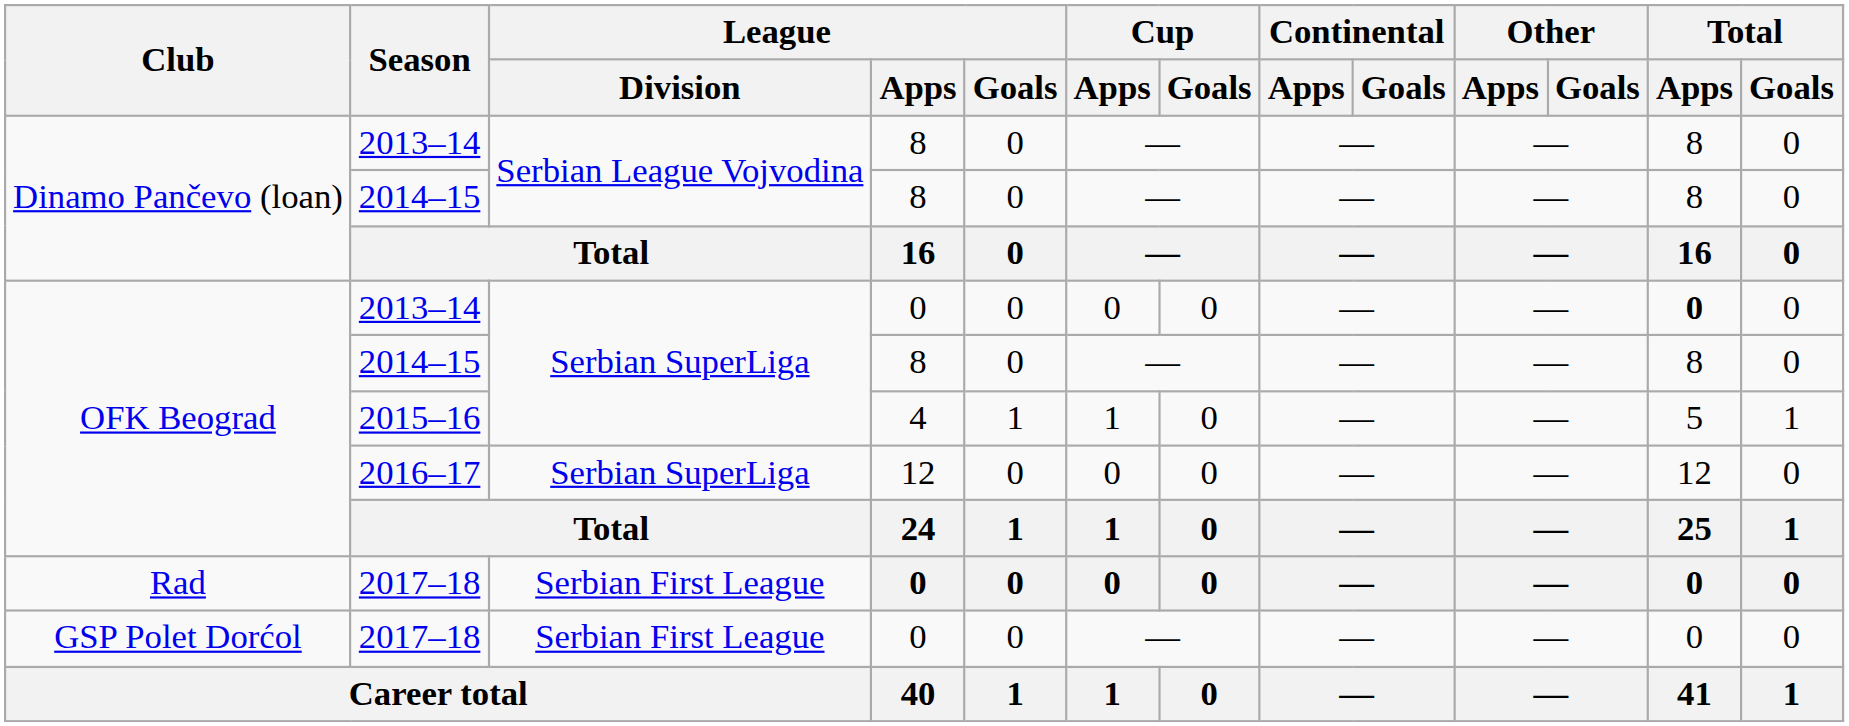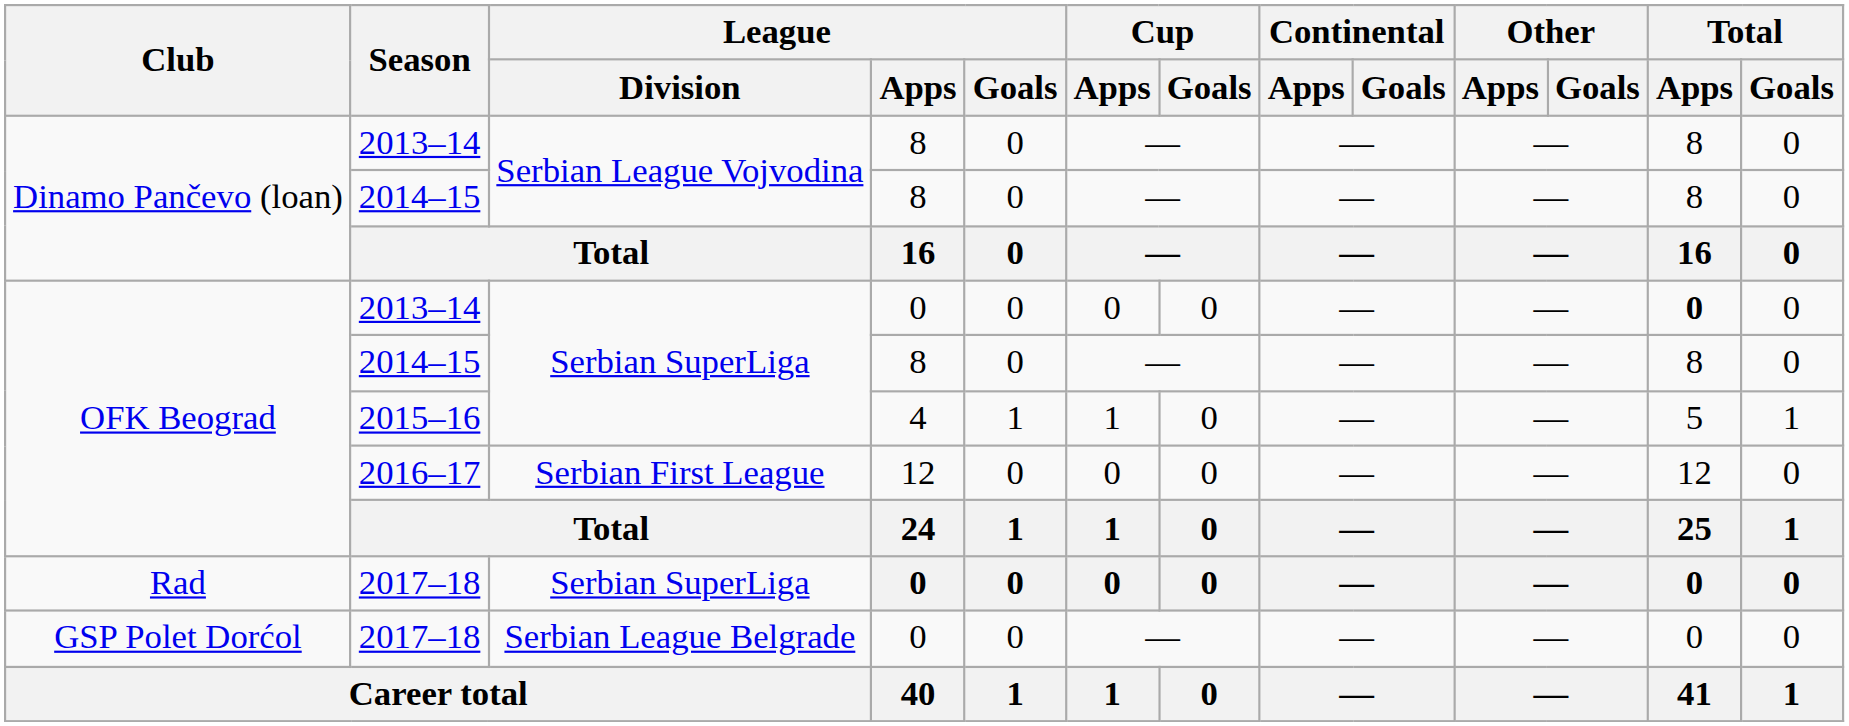(680, 472) Serbian SuperLiga -> (680, 472) Serbian First League
(680, 582) Serbian First League -> (680, 582) Serbian SuperLiga
(680, 637) Serbian First League -> (680, 637) Serbian League Belgrade
